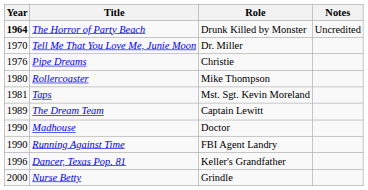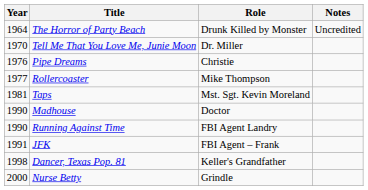(17, 29) bold -> (17, 29) normal
(17, 78) 1980 -> (17, 78) 1977
- row: (68, 111)
+ row: (41, 144)
(17, 161) 1996 -> (17, 161) 1998
